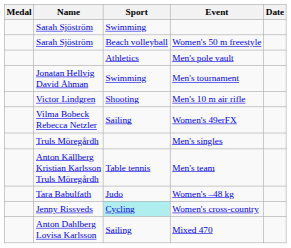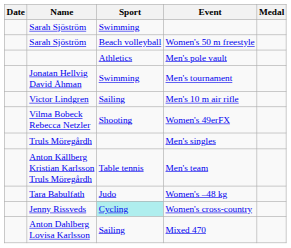columns swapped: (19, 12) <-> (275, 12)
(122, 99) Shooting -> (112, 99) Sailing
(119, 120) Sailing -> (115, 120) Shooting
